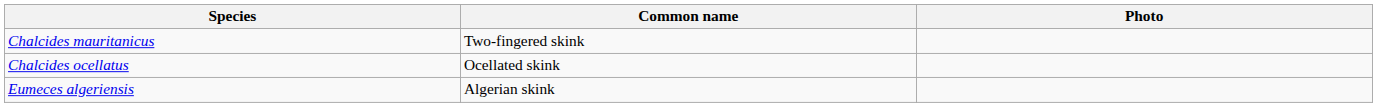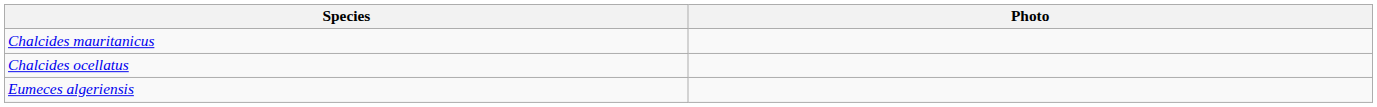- column: (688, 16)
